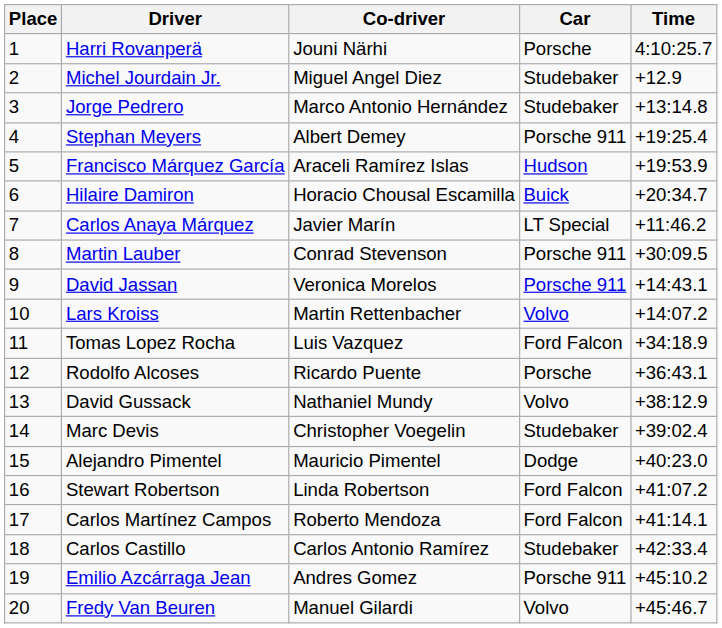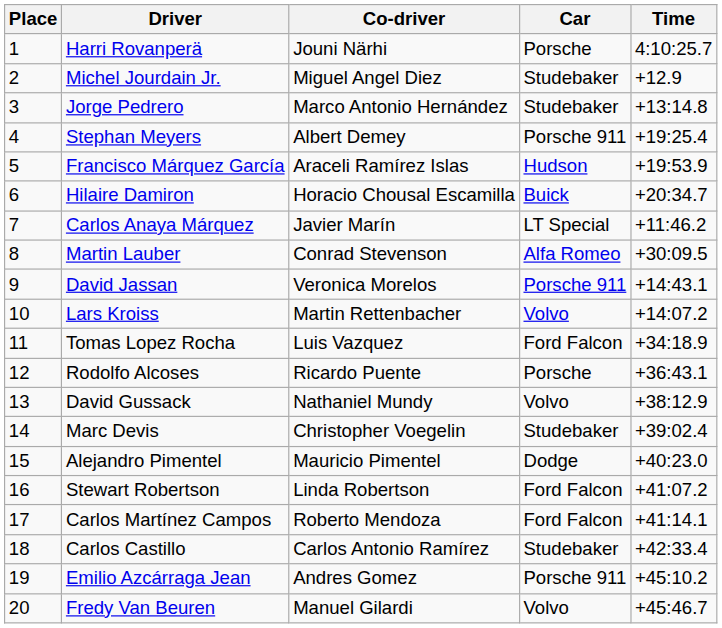(575, 254) Porsche 911 -> (572, 254) Alfa Romeo
